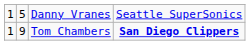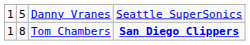(22, 31) 9 -> (22, 31) 8
